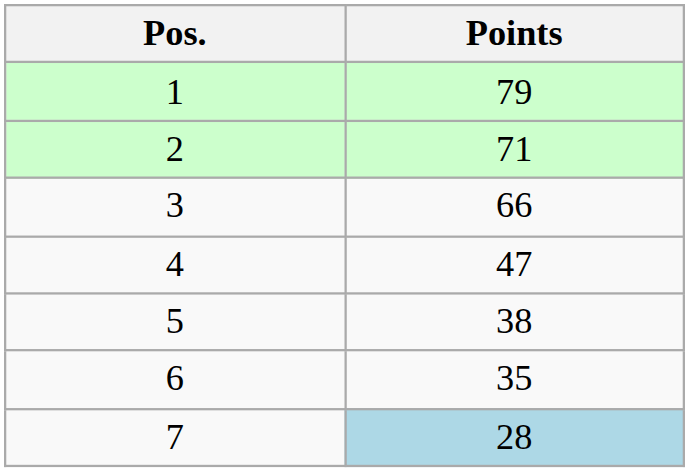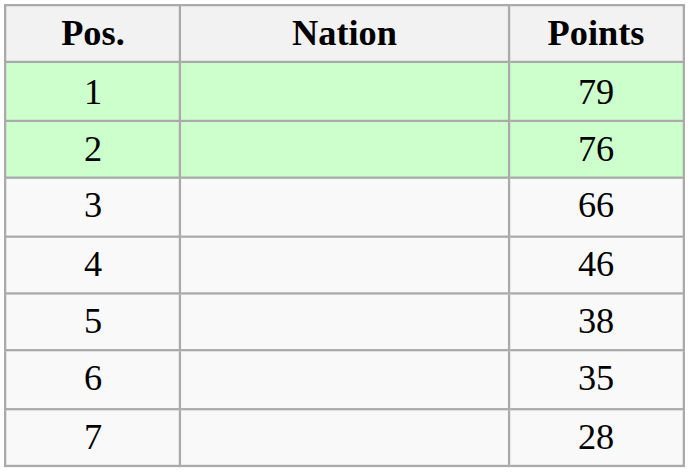+ column: (344, 33)
(514, 148) 71 -> (596, 148) 76
(514, 263) 47 -> (596, 263) 46
(514, 436) lightblue background -> (596, 436) no background
